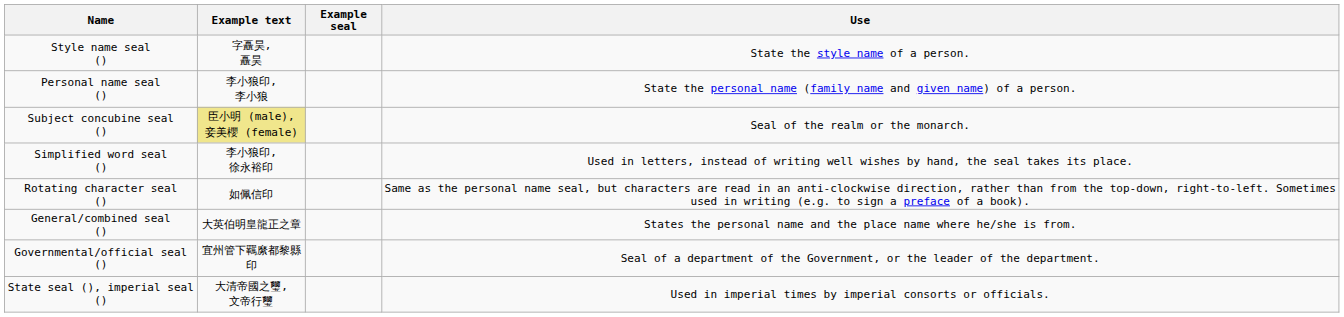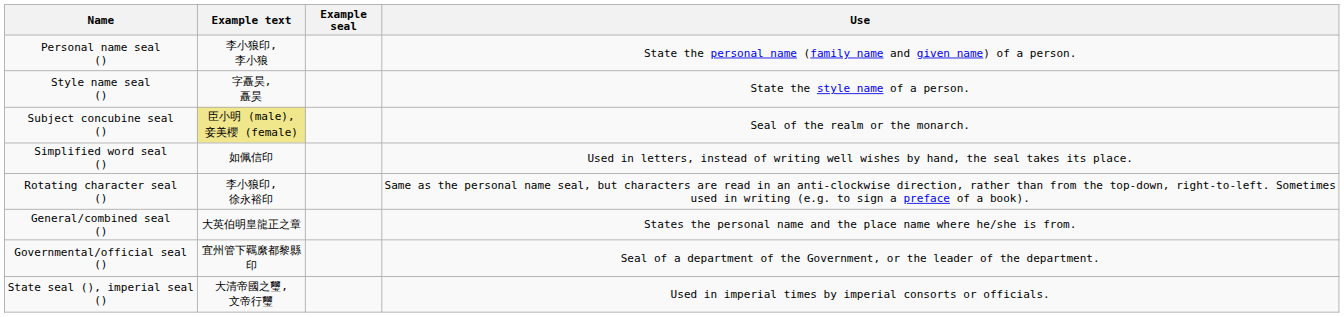rows swapped: (101, 89) <-> (101, 53)
(251, 160) 李小狼印, 徐永裕印 -> (251, 158) 如佩信印
(251, 194) 如佩信印 -> (251, 191) 李小狼印, 徐永裕印
